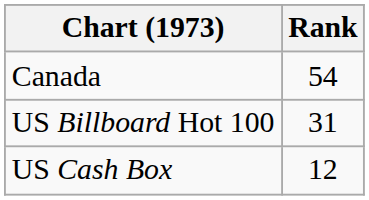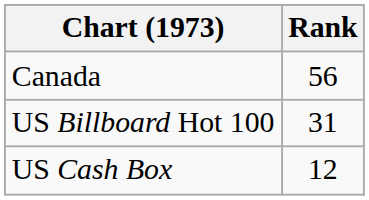(323, 75) 54 -> (323, 75) 56
